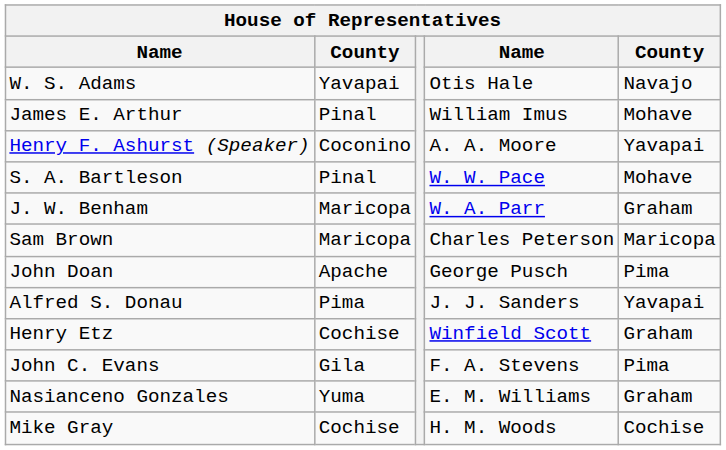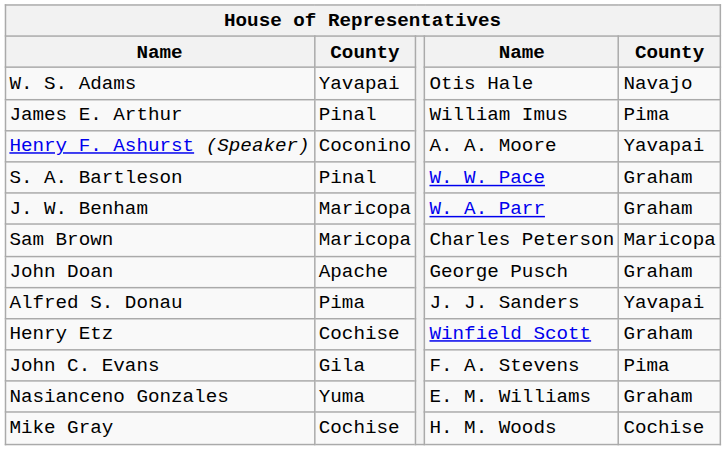(658, 115) Mohave -> (646, 115) Pima
(658, 177) Mohave -> (658, 177) Graham
(646, 272) Pima -> (658, 272) Graham
